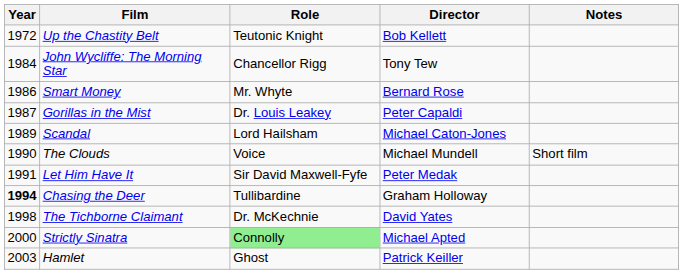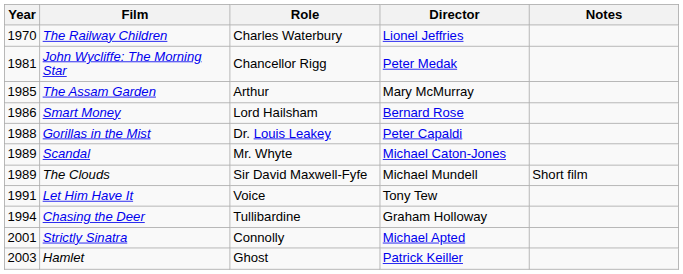+ row: (105, 35)
- row: (101, 35)
(22, 63) 1984 -> (22, 63) 1981
(410, 63) Tony Tew -> (420, 63) Peter Medak
+ row: (99, 92)
(263, 92) Mr. Whyte -> (276, 112) Lord Hailsham
(22, 112) 1987 -> (22, 133) 1988
(276, 133) Lord Hailsham -> (263, 154) Mr. Whyte
(22, 154) 1990 -> (22, 175) 1989
(249, 154) Voice -> (300, 175) Sir David Maxwell-Fyfe
(300, 175) Sir David Maxwell-Fyfe -> (249, 196) Voice
(420, 175) Peter Medak -> (410, 196) Tony Tew
(22, 196) bold -> (22, 216) normal
- row: (113, 216)
(22, 237) 2000 -> (22, 237) 2001
(259, 237) lightgreen background -> (259, 237) no background
